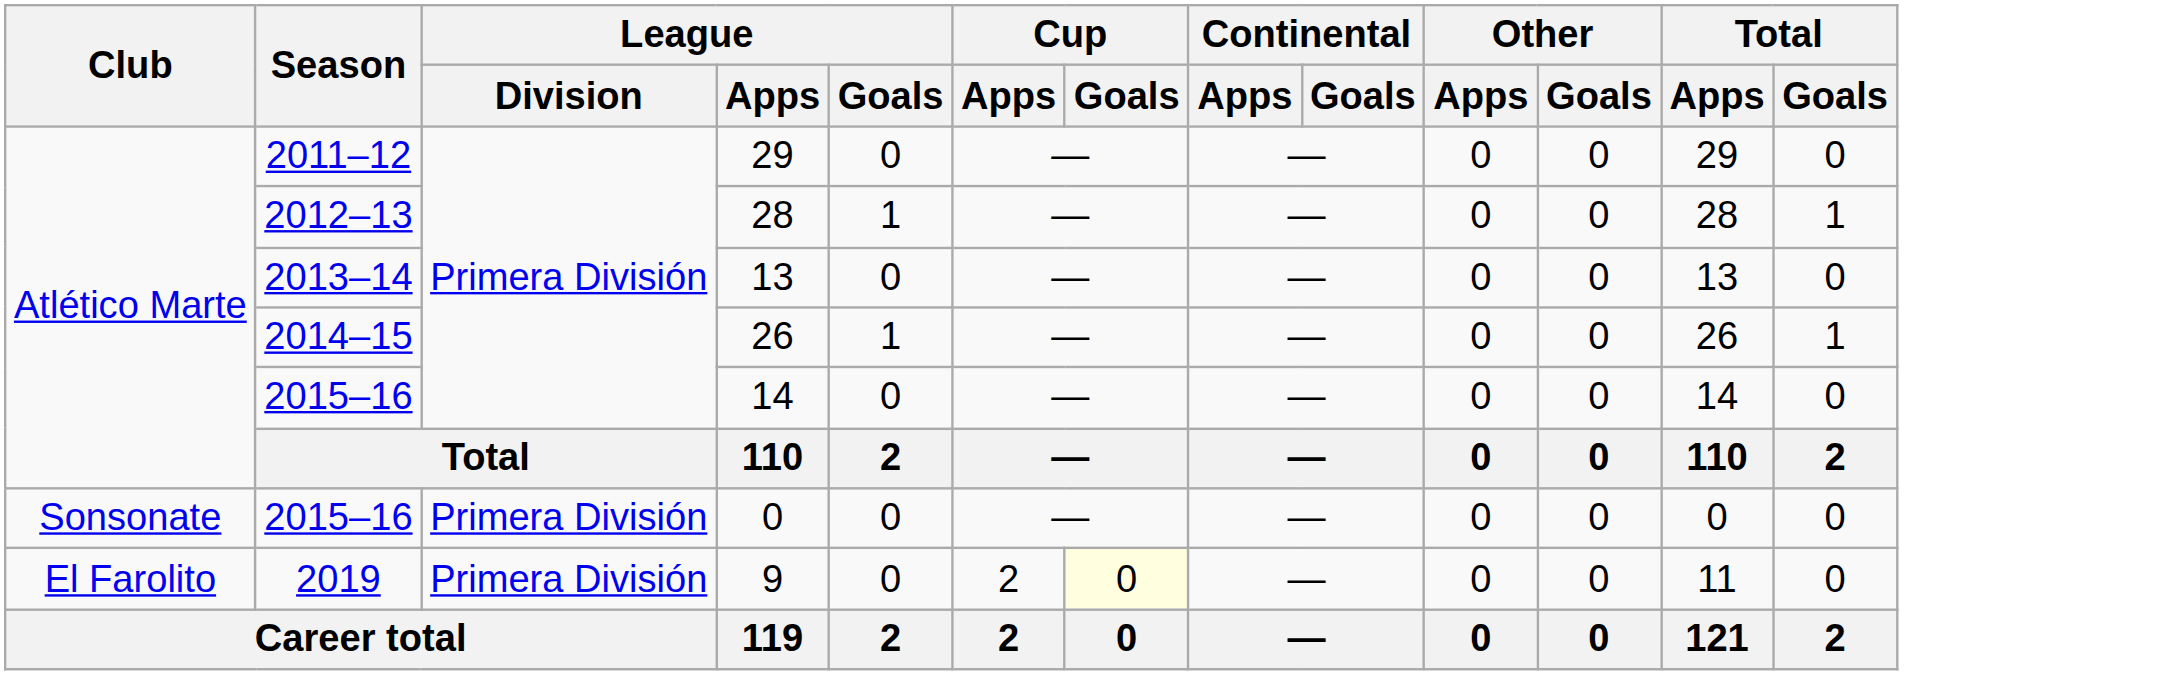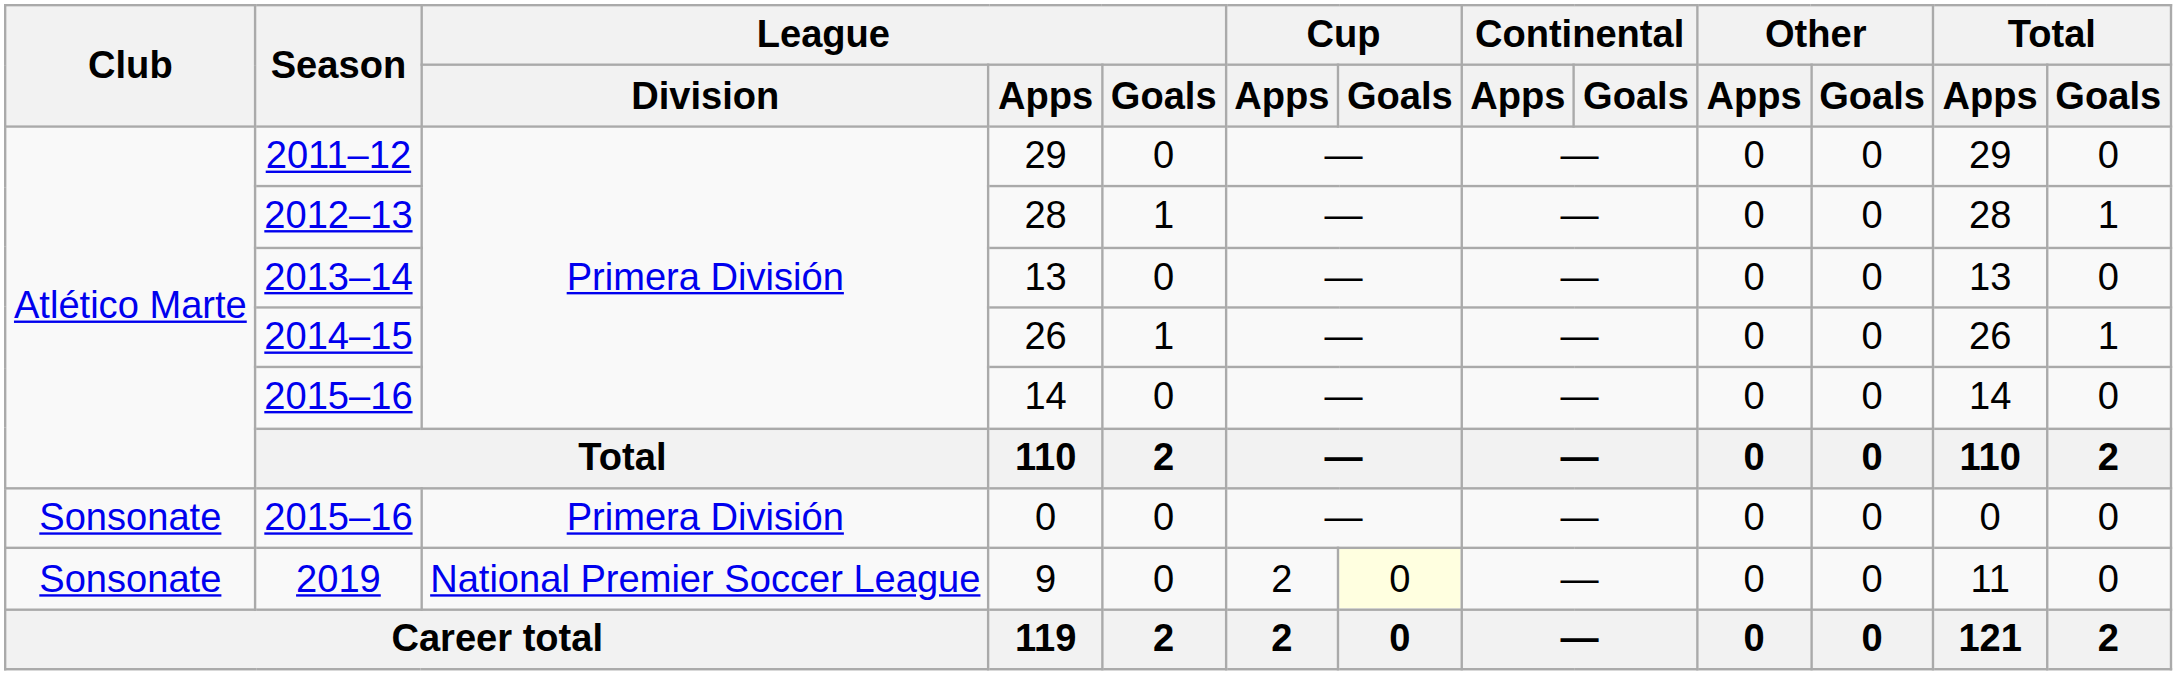(130, 578) El Farolito -> (130, 578) Sonsonate
(569, 578) Primera División -> (705, 578) National Premier Soccer League
